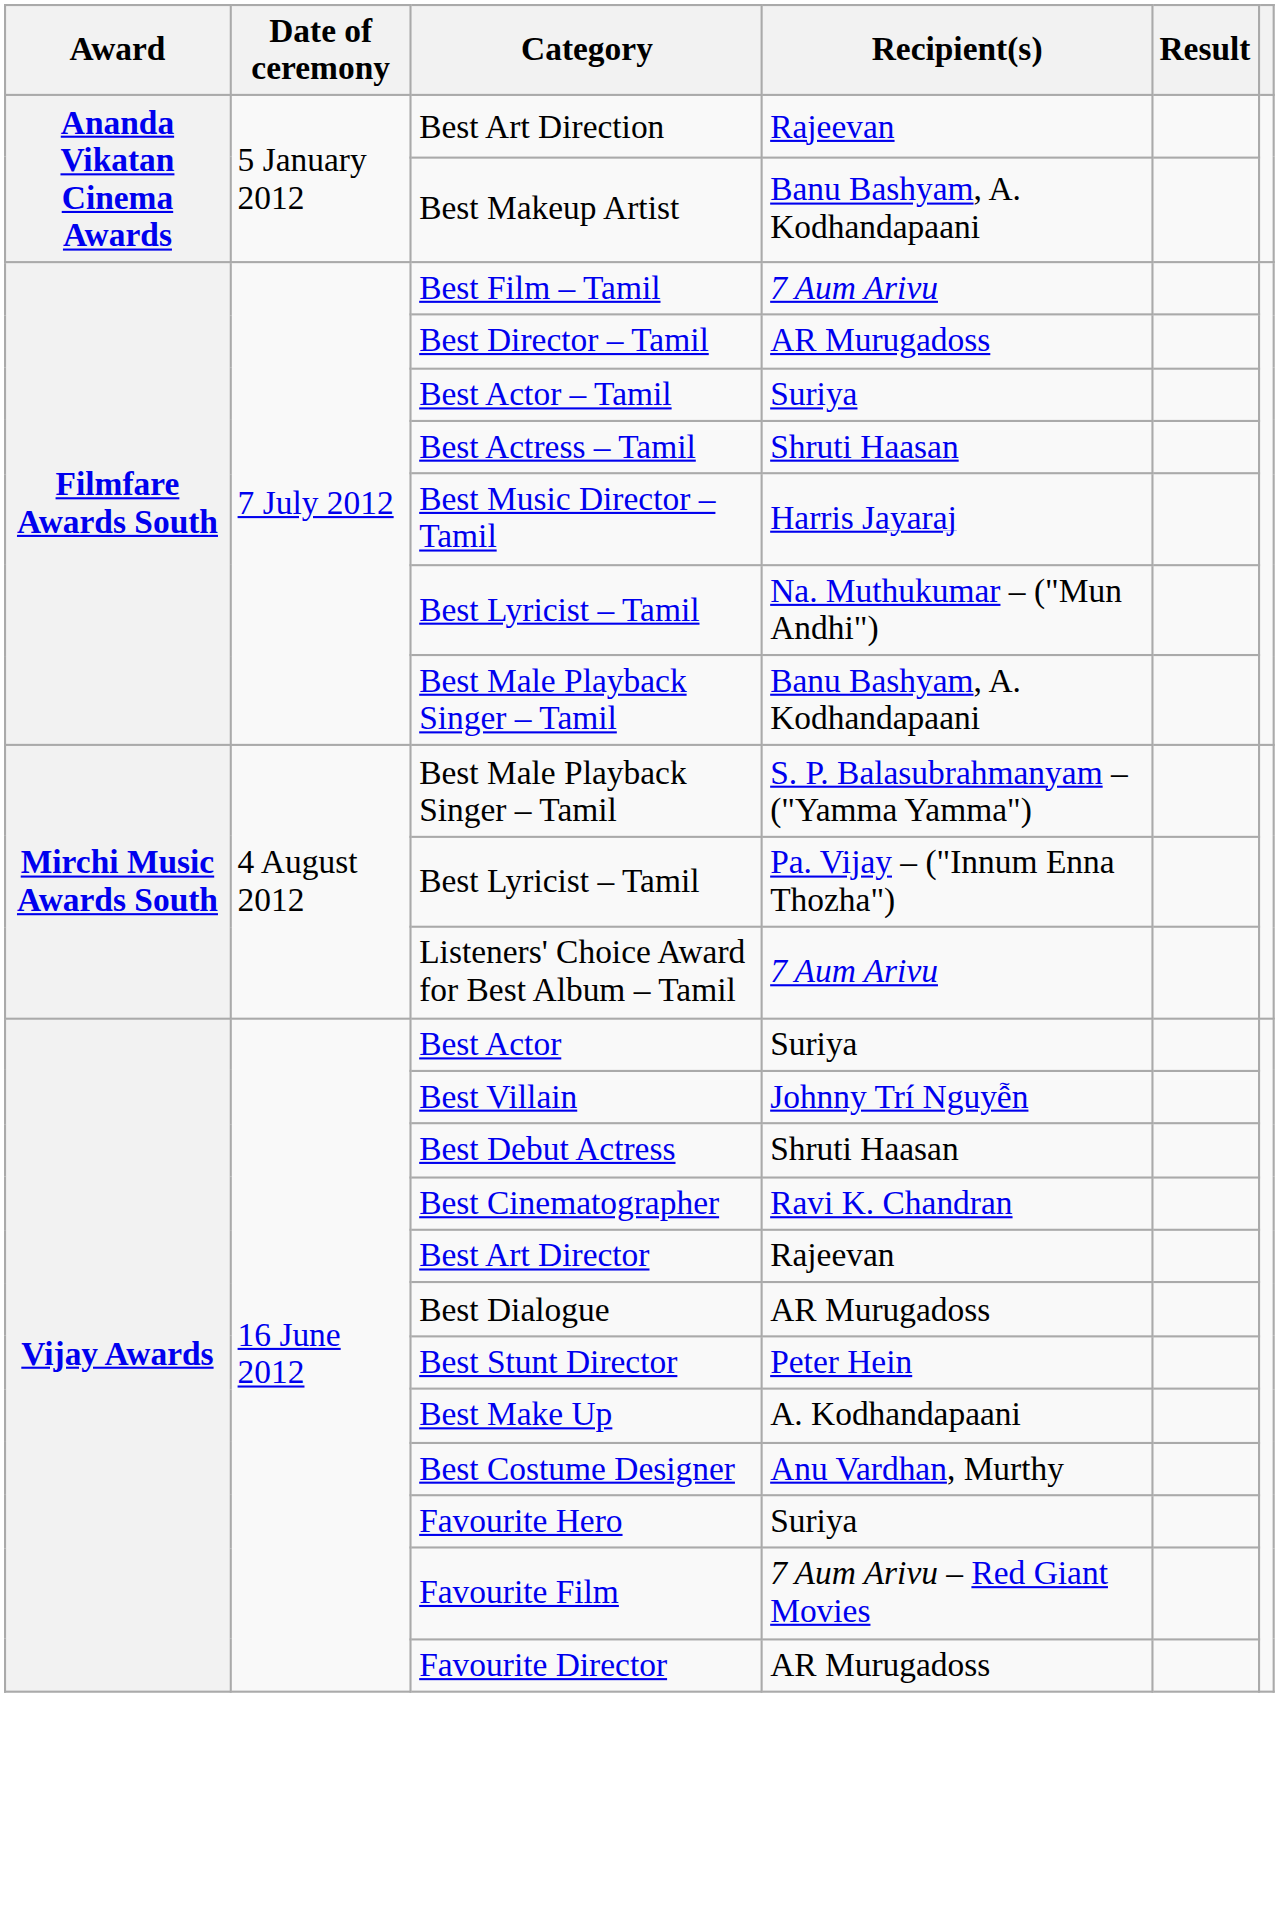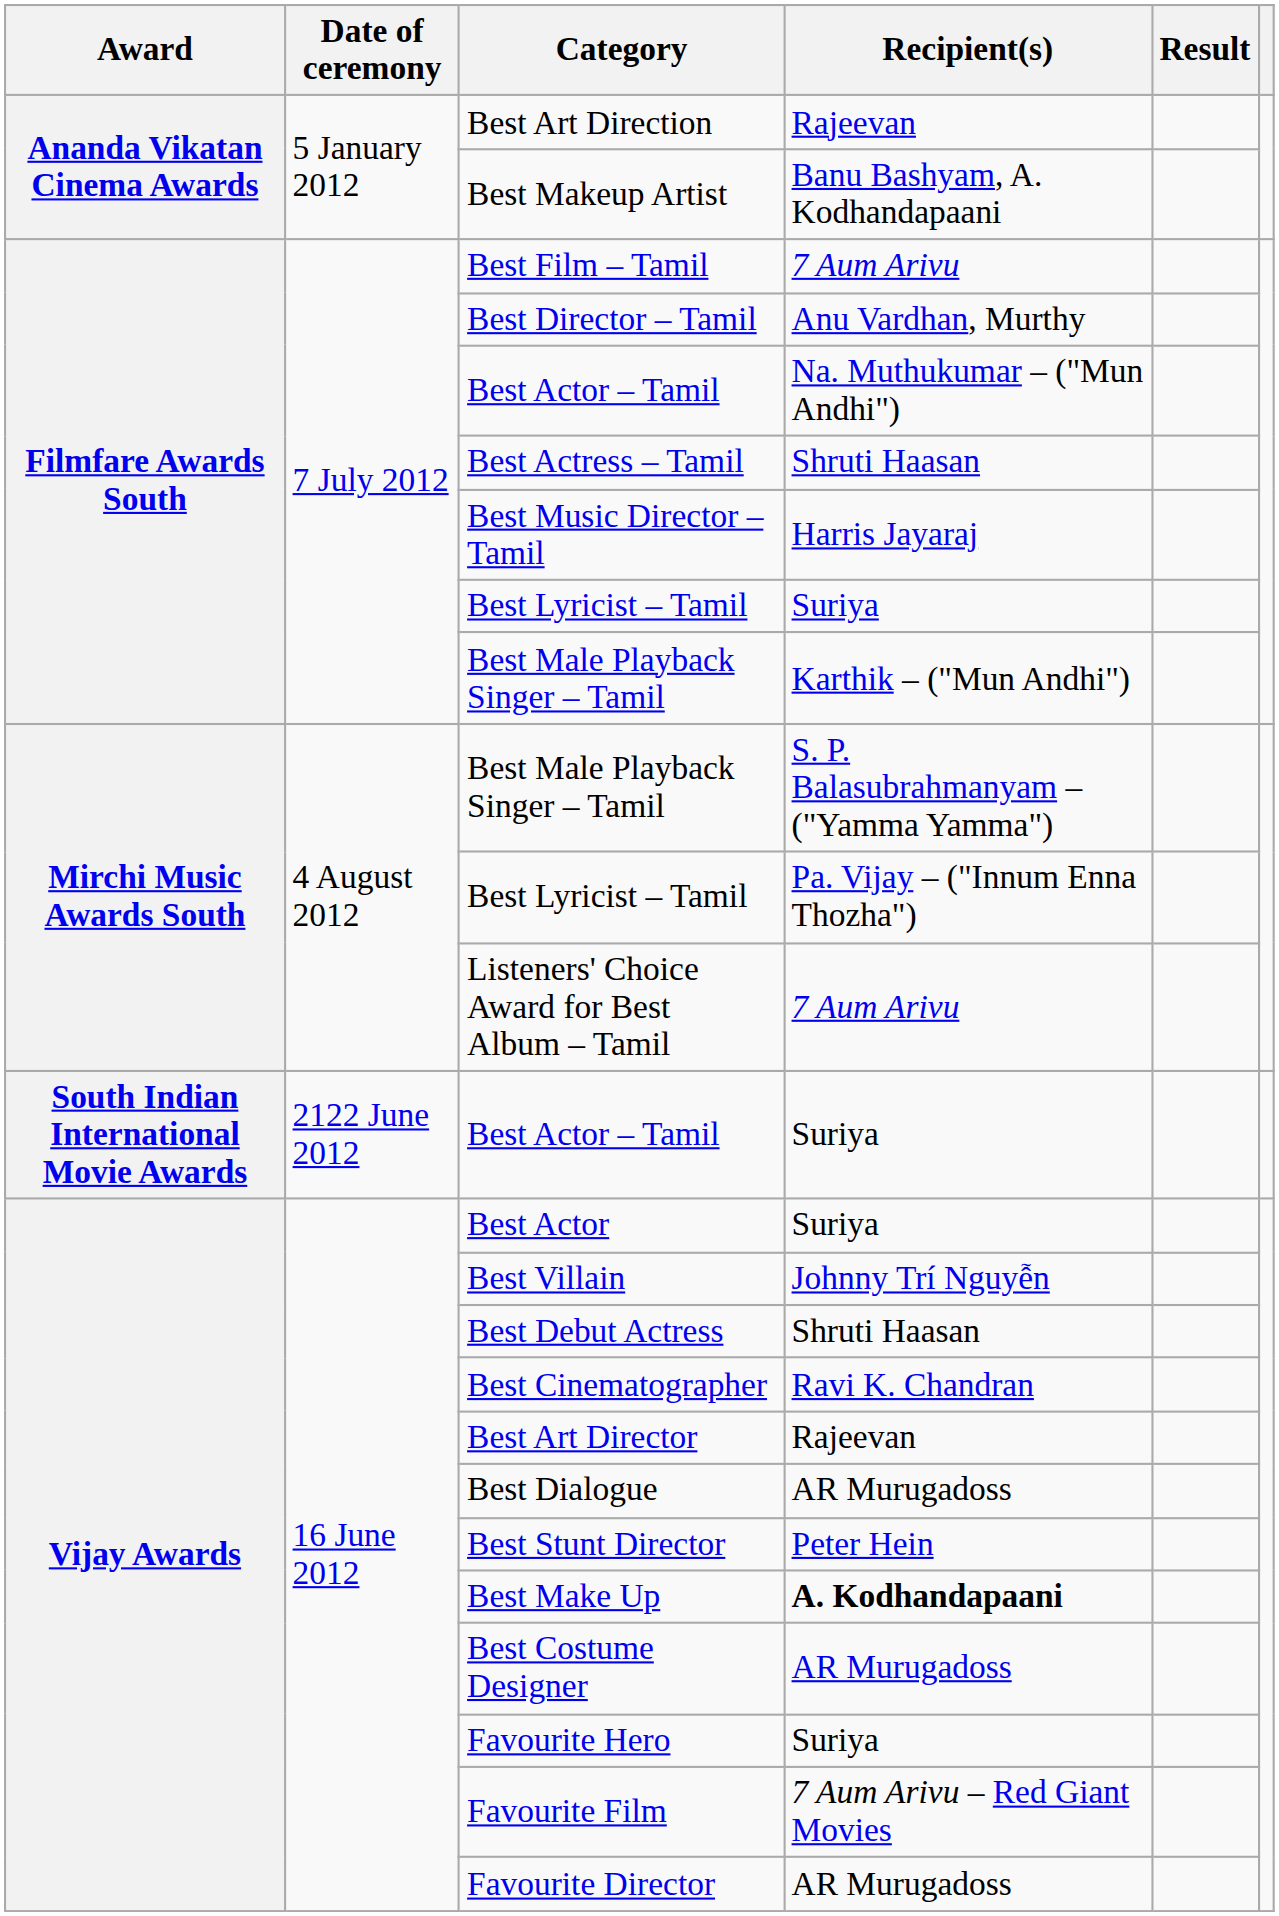(880, 340) AR Murugadoss -> (938, 318) Anu Vardhan, Murthy
(814, 393) Suriya -> (967, 390) Na. Muthukumar – ("Mun Andhi")
(946, 609) Na. Muthukumar – ("Mun Andhi") -> (835, 605) Suriya
(896, 699) Banu Bashyam, A. Kodhandapaani -> (961, 677) Karthik – ("Mun Andhi")
+ row: (145, 1134)
(896, 1414) normal -> (927, 1596) bold
(917, 1467) Anu Vardhan, Murthy -> (902, 1668) AR Murugadoss
